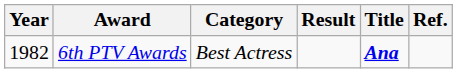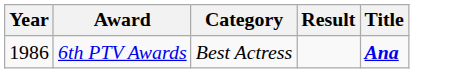- column: (430, 20)
(29, 51) 1982 -> (29, 51) 1986
